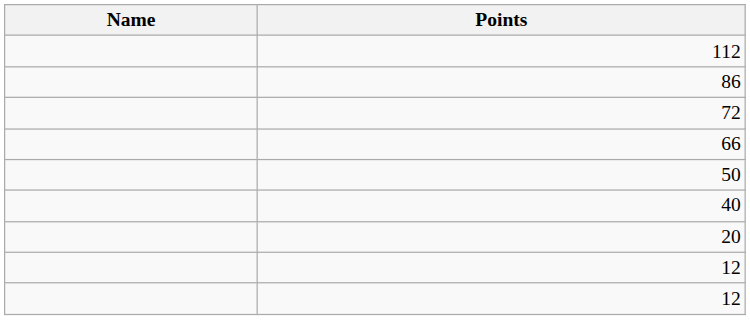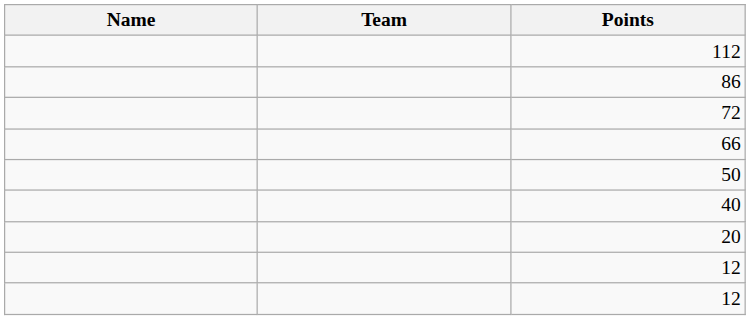+ column: (384, 19)
